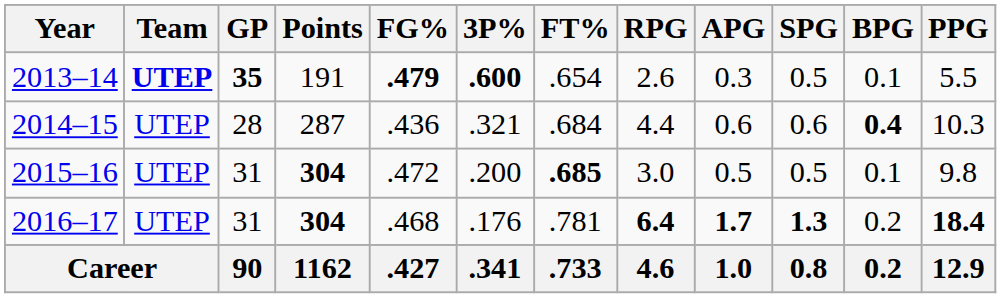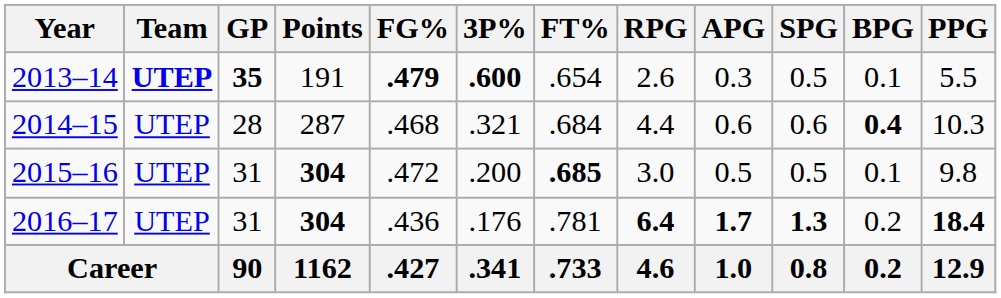(413, 124) .436 -> (413, 124) .468
(413, 220) .468 -> (413, 220) .436
